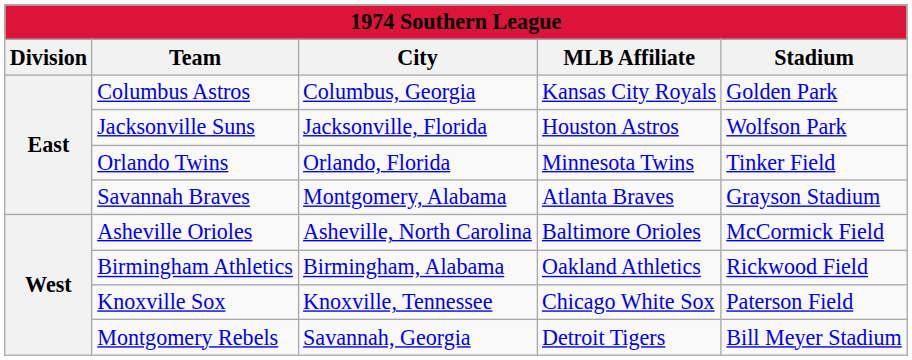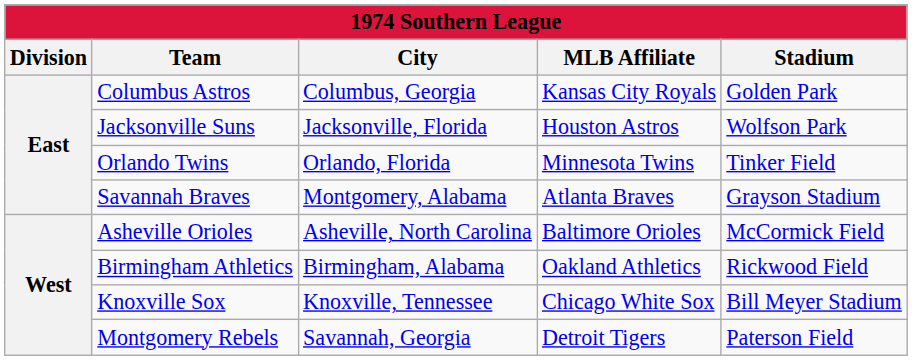(790, 302) Paterson Field -> (814, 302) Bill Meyer Stadium
(814, 337) Bill Meyer Stadium -> (790, 337) Paterson Field
